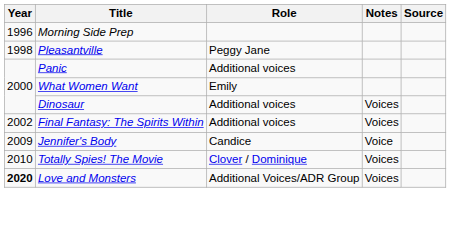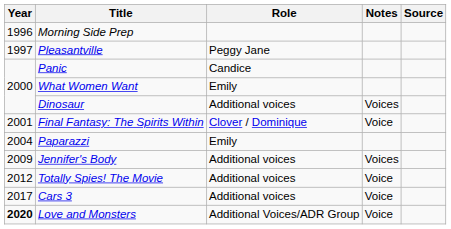(20, 50) 1998 -> (20, 50) 1997
(252, 68) Additional voices -> (230, 68) Candice
(20, 123) 2002 -> (20, 123) 2001
(252, 123) Additional voices -> (258, 123) Clover / Dominique
(382, 123) Voices -> (379, 123) Voice
+ row: (64, 141)
(230, 141) Candice -> (252, 159) Additional voices
(379, 141) Voice -> (382, 159) Voices
(20, 159) 2010 -> (20, 178) 2012
(258, 159) Clover / Dominique -> (252, 178) Additional voices
(382, 159) Voices -> (379, 178) Voice
+ row: (55, 196)
(382, 178) Voices -> (379, 214) Voice
